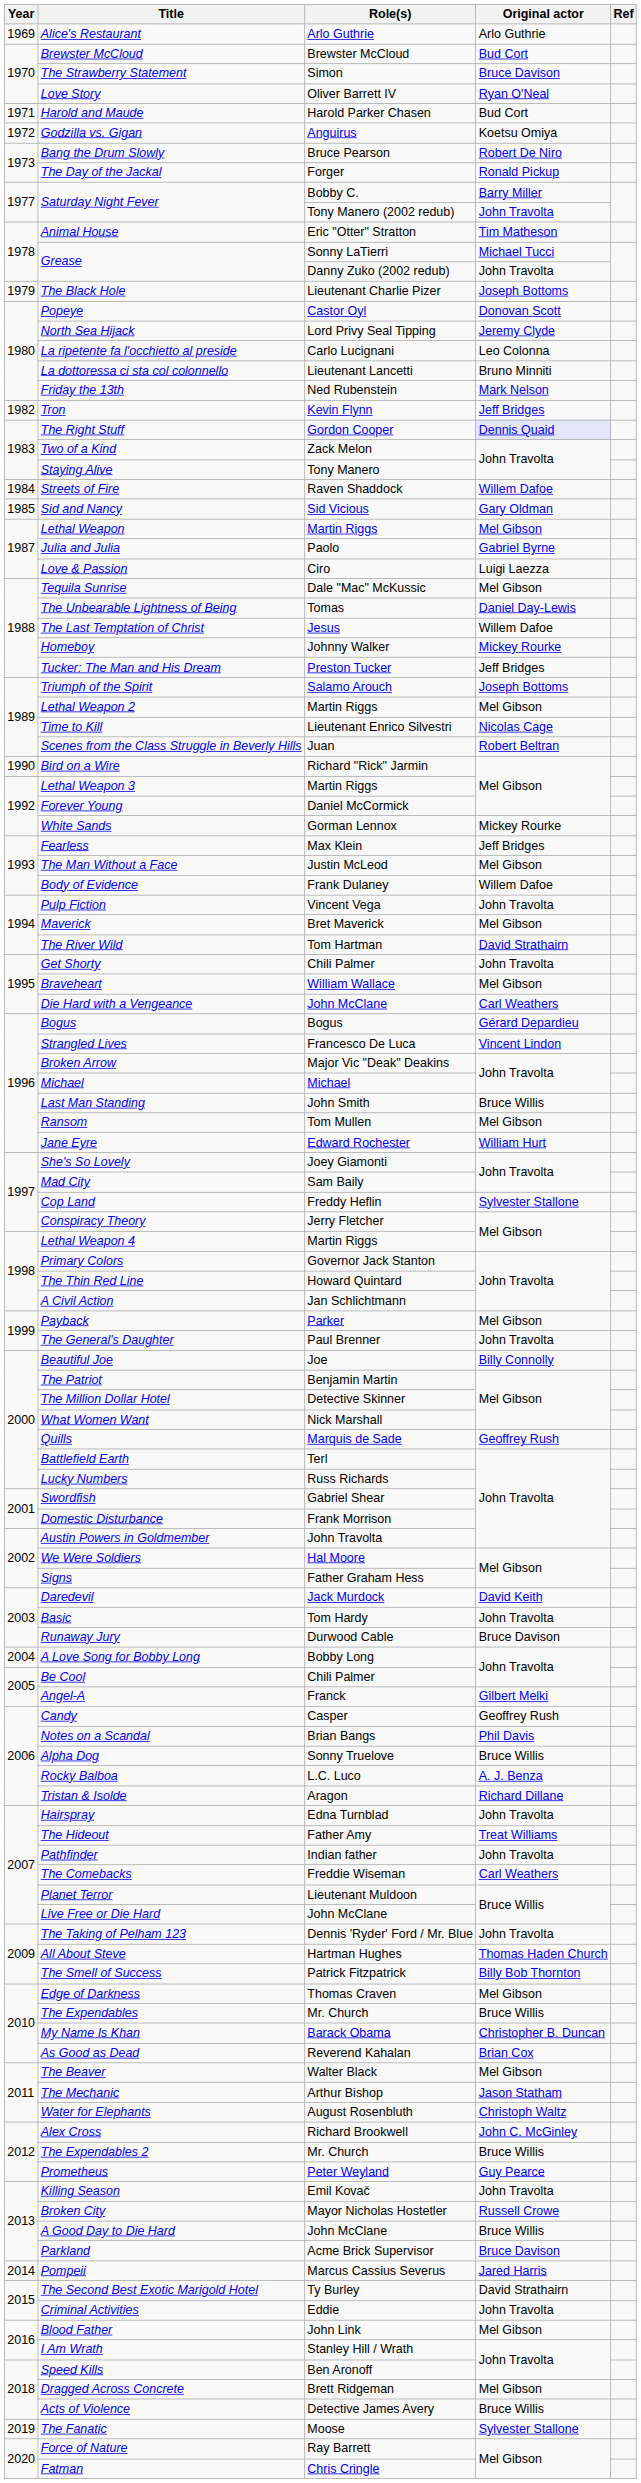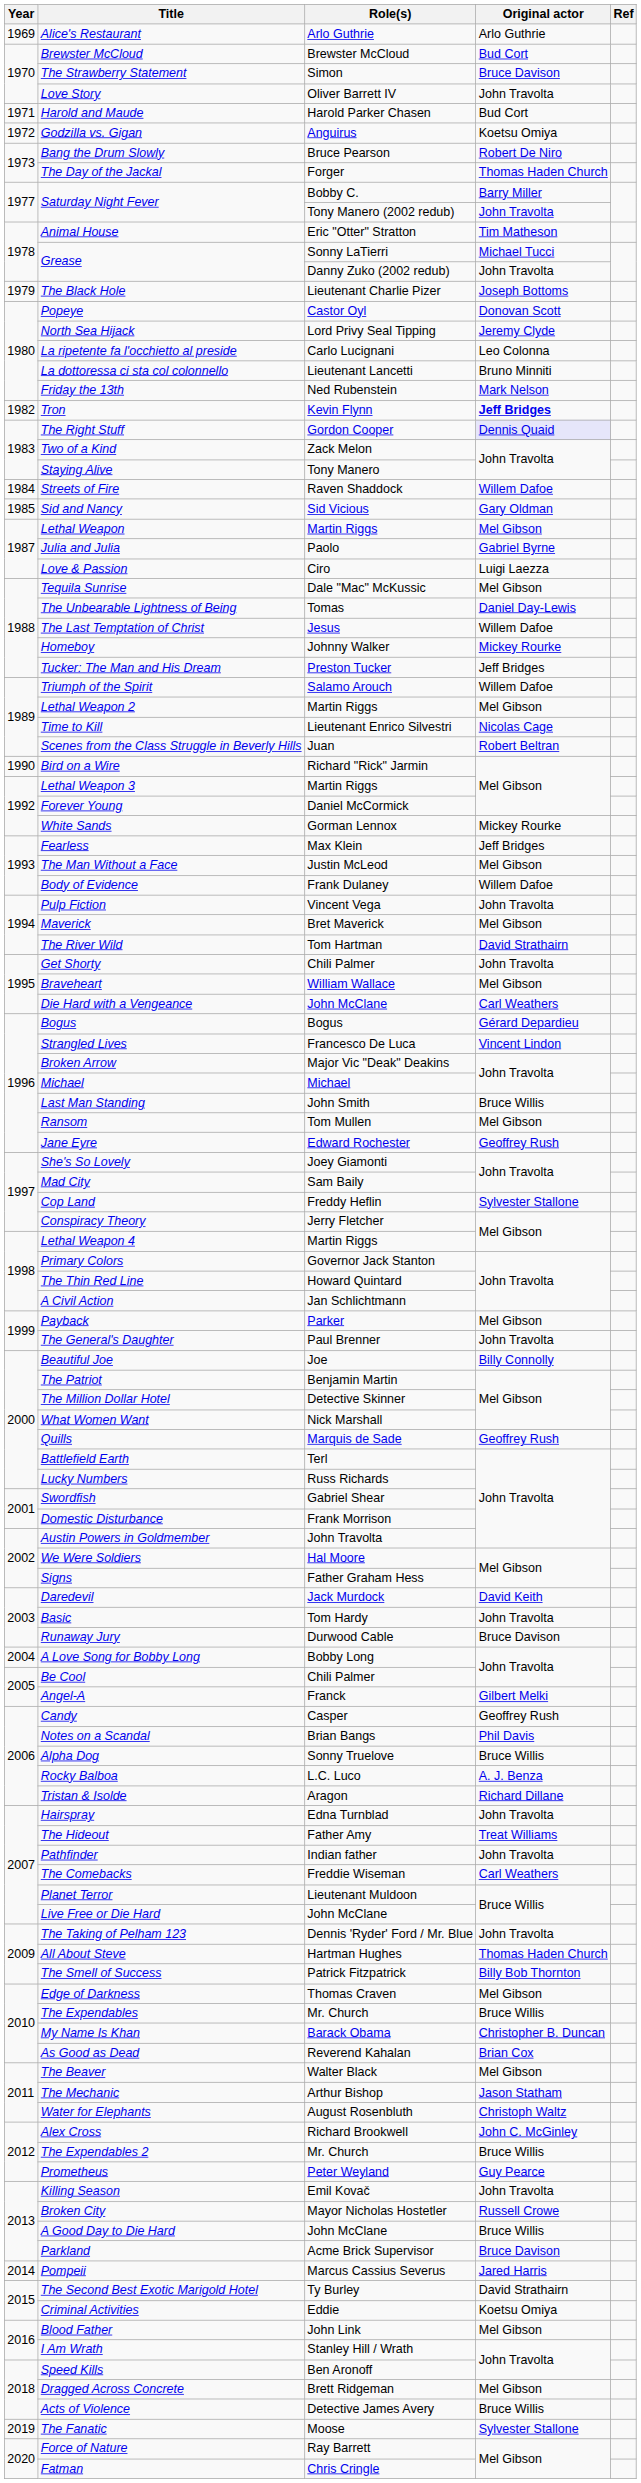(514, 93) Ryan O'Neal -> (516, 93) John Travolta
(519, 172) Ronald Pickup -> (543, 172) Thomas Haden Church
(512, 410) normal -> (515, 410) bold
(524, 687) Joseph Bottoms -> (516, 687) Willem Dafoe
(512, 1142) William Hurt -> (519, 1142) Geoffrey Rush
(516, 2310) John Travolta -> (518, 2310) Koetsu Omiya
